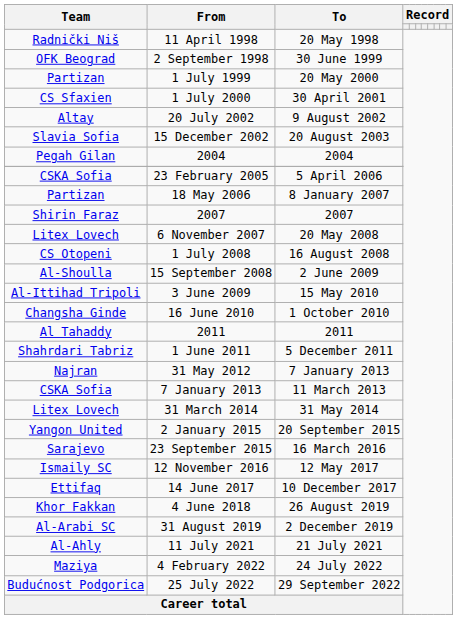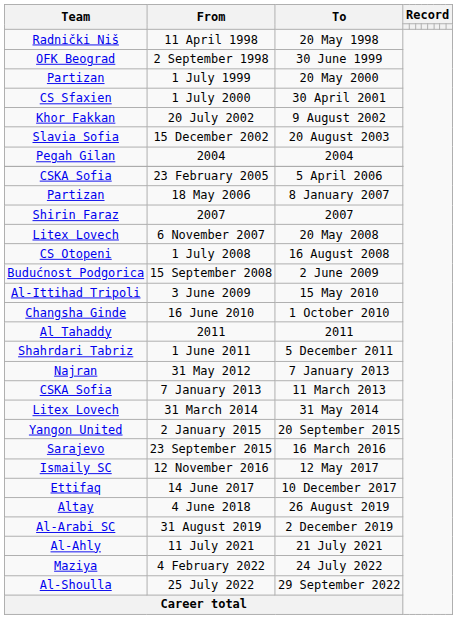(76, 117) Altay -> (76, 117) Khor Fakkan
(76, 273) Al-Shoulla -> (76, 273) Budućnost Podgorica
(76, 507) Khor Fakkan -> (76, 507) Altay
(76, 585) Budućnost Podgorica -> (76, 585) Al-Shoulla
